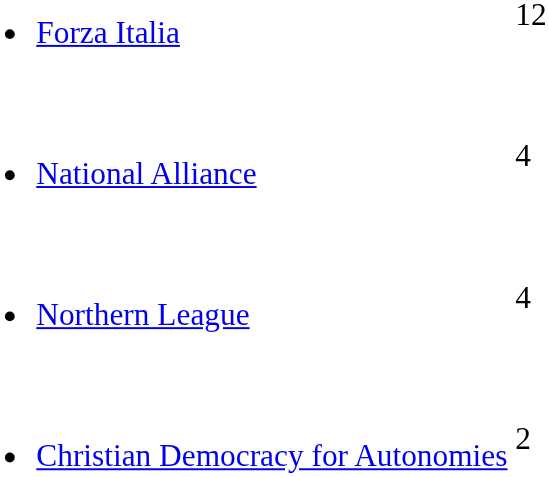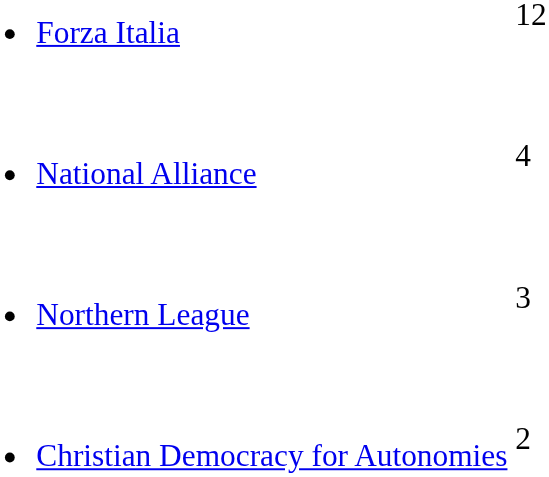(531, 298) 4 -> (531, 298) 3
